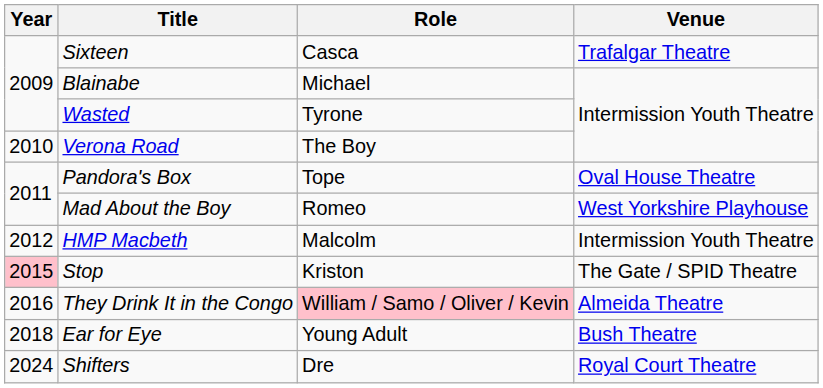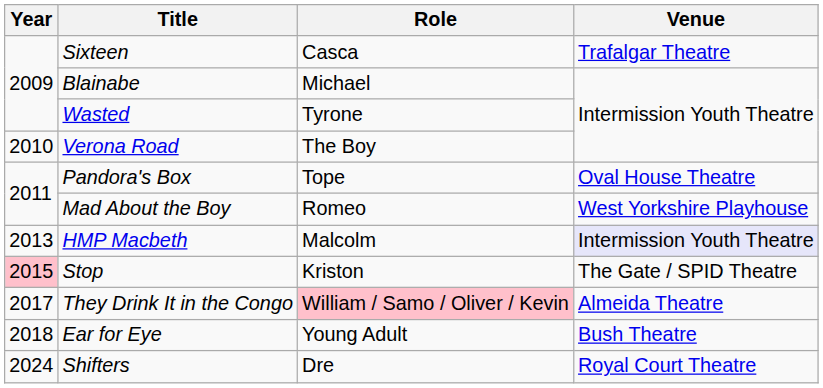(31, 240) 2012 -> (31, 240) 2013
(696, 240) no background -> (696, 240) lavender background
(31, 303) 2016 -> (31, 303) 2017
